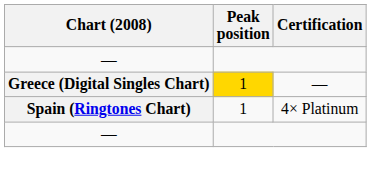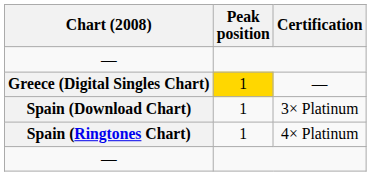+ row: (109, 109)
